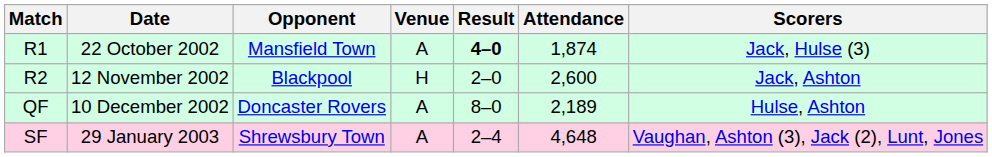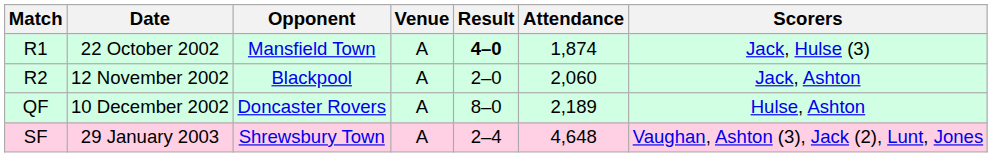(422, 78) H -> (422, 78) A
(574, 78) 2,600 -> (574, 78) 2,060
